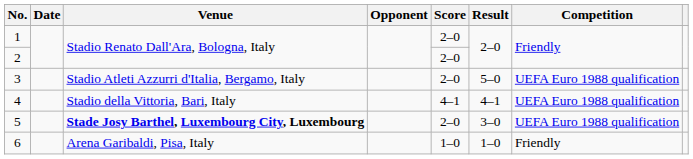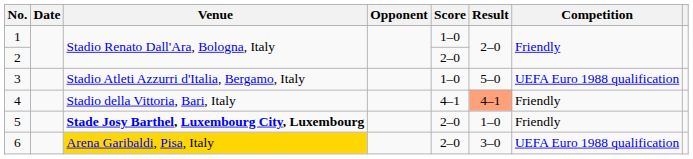(450, 36) 2–0 -> (450, 36) 1–0
(450, 79) 2–0 -> (450, 79) 1–0
(490, 100) no background -> (490, 100) lightsalmon background
(597, 100) UEFA Euro 1988 qualification -> (538, 100) Friendly
(490, 121) 3–0 -> (490, 121) 1–0
(597, 121) UEFA Euro 1988 qualification -> (538, 121) Friendly
(140, 143) no background -> (140, 143) gold background
(450, 143) 1–0 -> (450, 143) 2–0
(490, 143) 1–0 -> (490, 143) 3–0
(538, 143) Friendly -> (597, 143) UEFA Euro 1988 qualification
